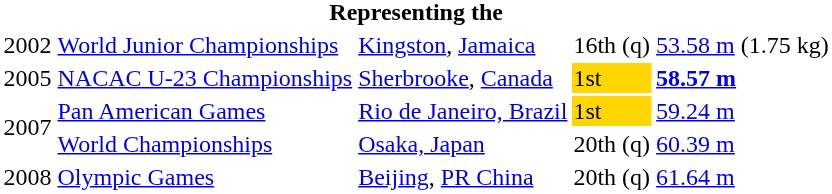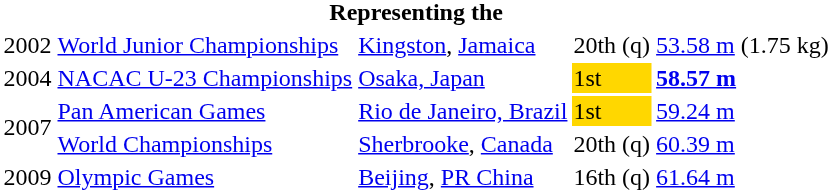(612, 44) 16th (q) -> (612, 44) 20th (q)
(28, 77) 2005 -> (28, 77) 2004
(455, 77) Sherbrooke, Canada -> (421, 77) Osaka, Japan
(421, 143) Osaka, Japan -> (455, 143) Sherbrooke, Canada
(28, 176) 2008 -> (28, 176) 2009
(612, 176) 20th (q) -> (612, 176) 16th (q)
